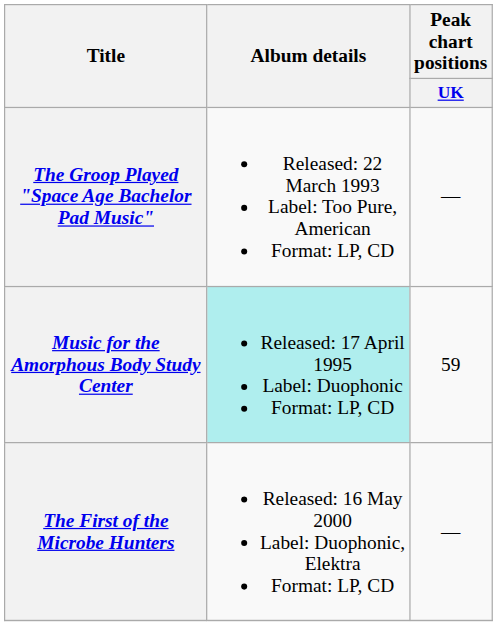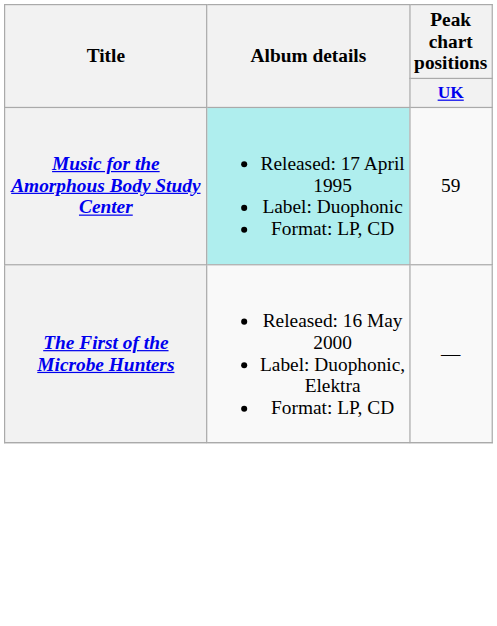- row: (106, 196)
